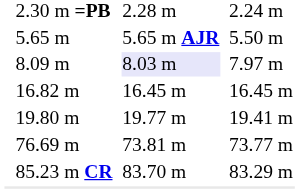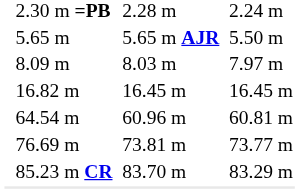(149, 64) lavender background -> (149, 64) no background
- row: (47, 117)
+ row: (47, 117)
